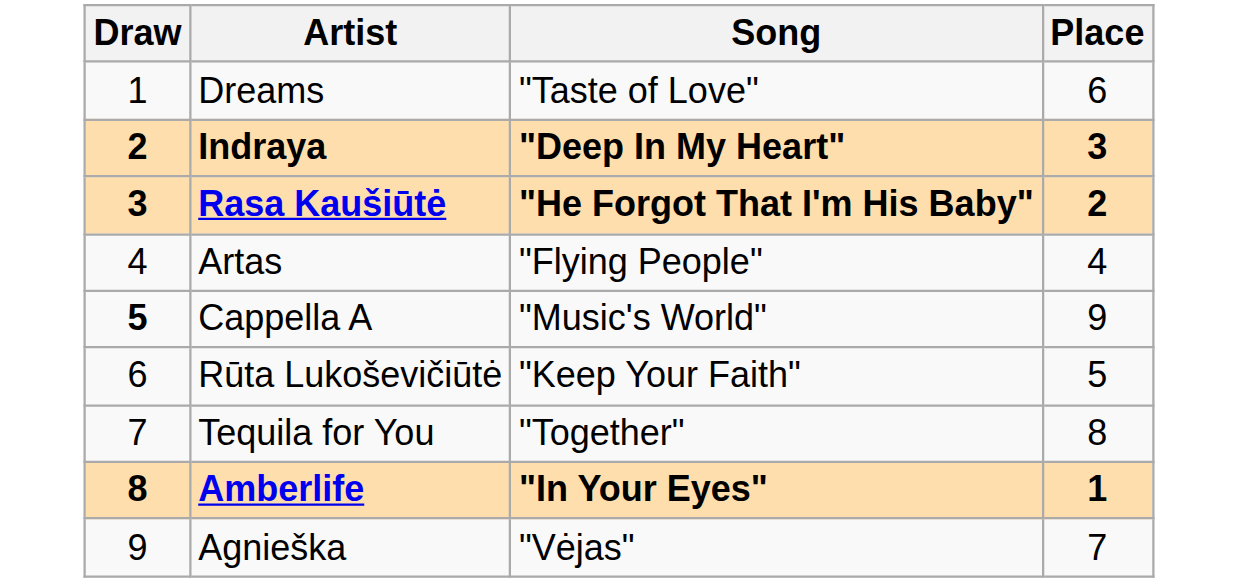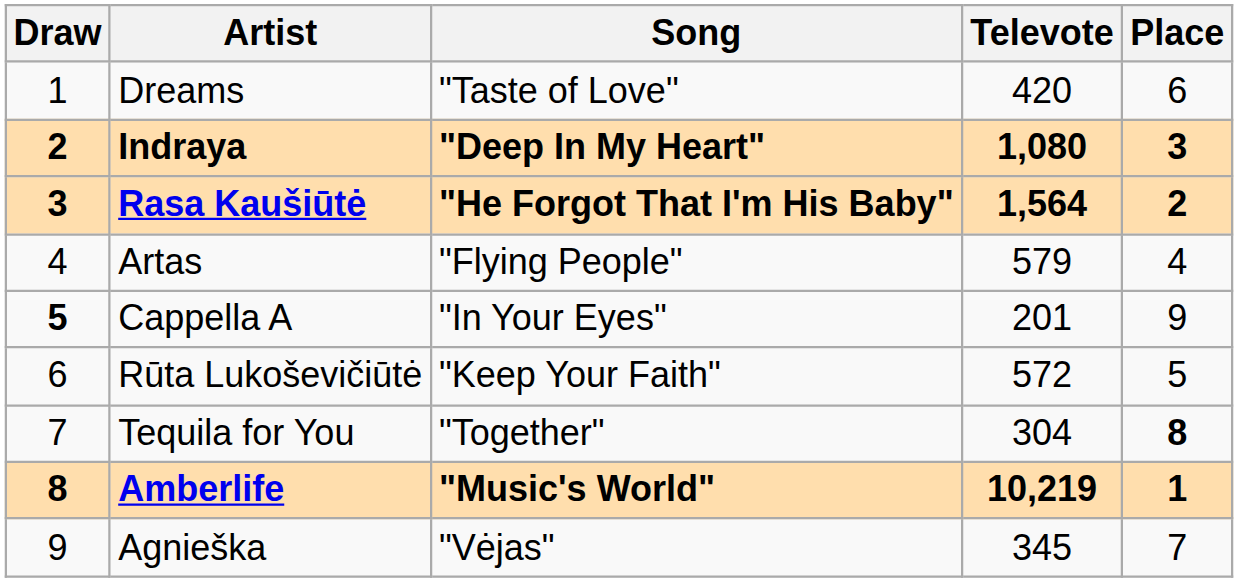+ column: (1042, 33)
(643, 318) "Music's World" -> (553, 318) "In Your Eyes"
(1097, 432) normal -> (1177, 432) bold
(643, 489) "In Your Eyes" -> (577, 489) "Music's World"
